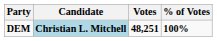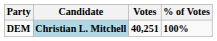(145, 28) 48,251 -> (145, 28) 40,251
